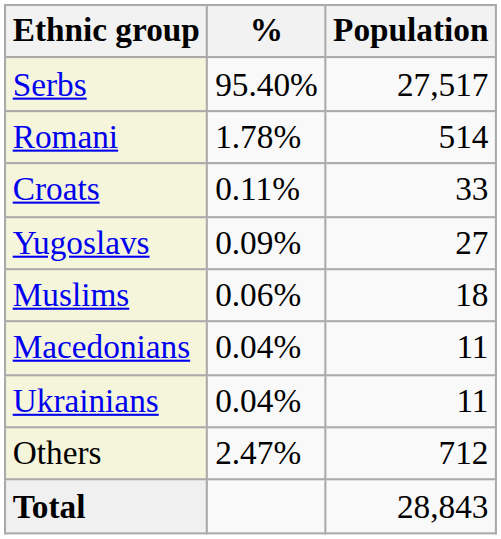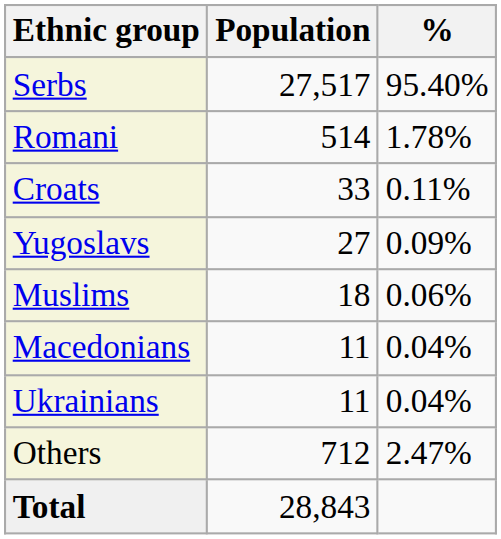columns swapped: (411, 30) <-> (266, 30)
